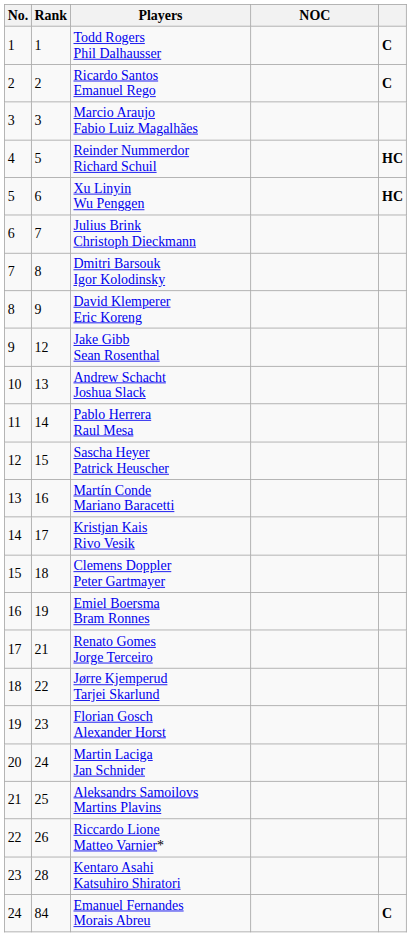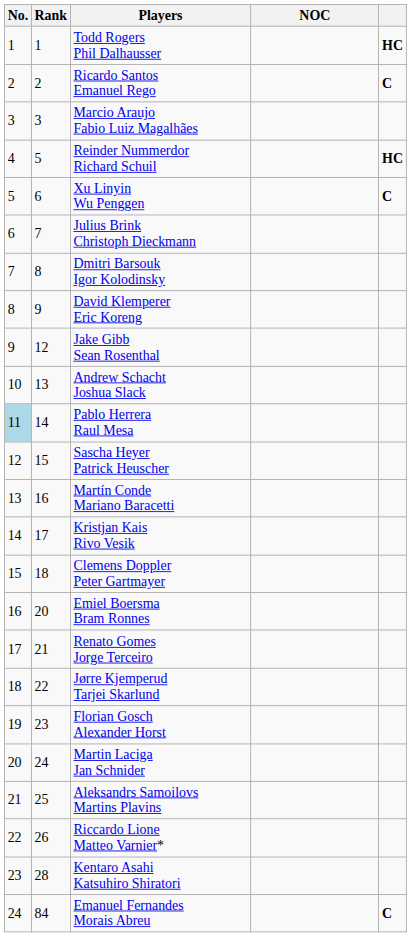(387, 45) C -> (393, 45) HC
(393, 196) HC -> (387, 196) C
(14, 422) no background -> (14, 422) lightblue background
(42, 611) 19 -> (42, 611) 20
